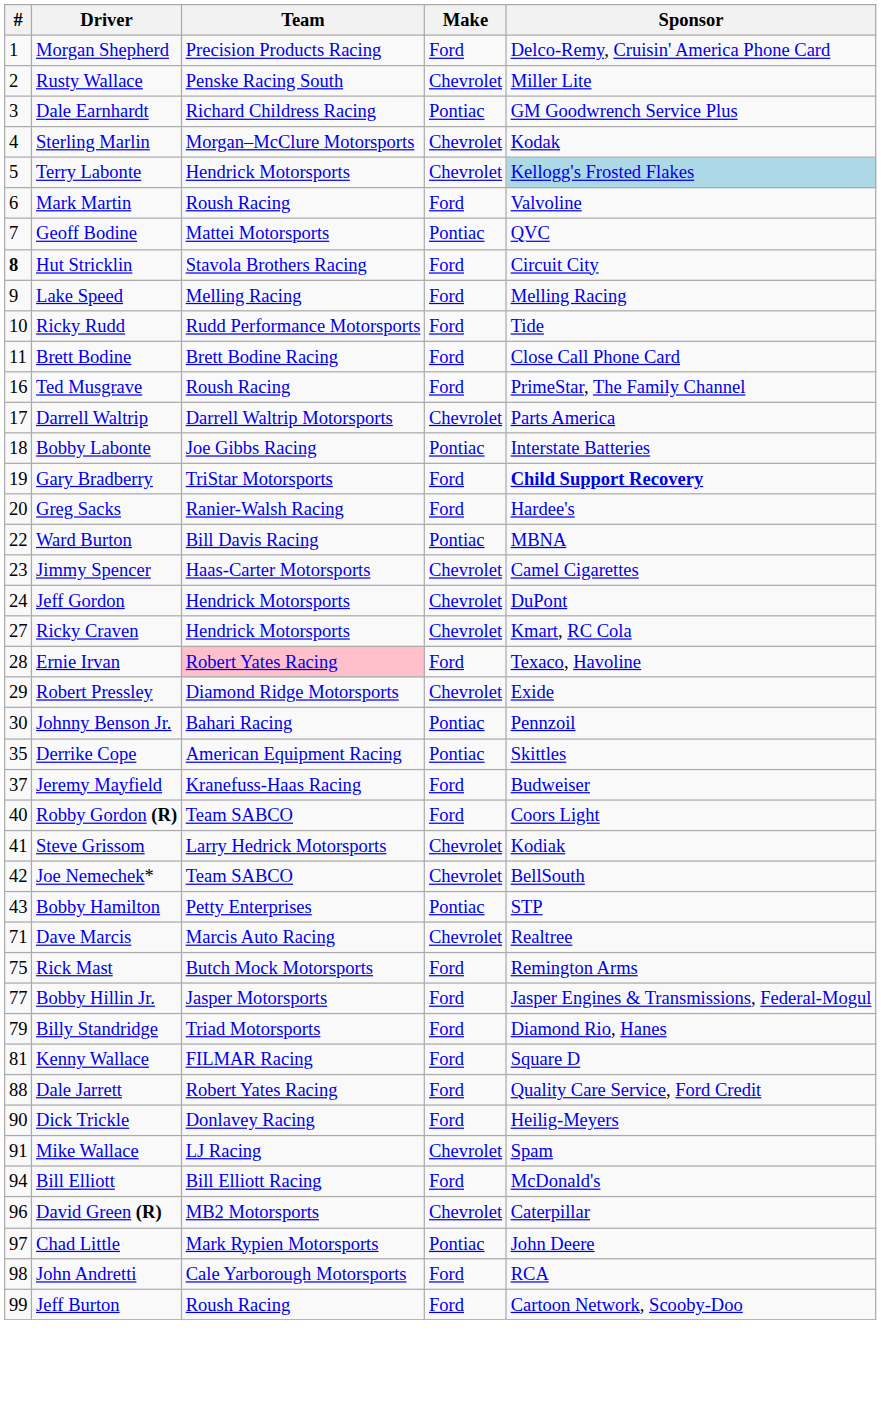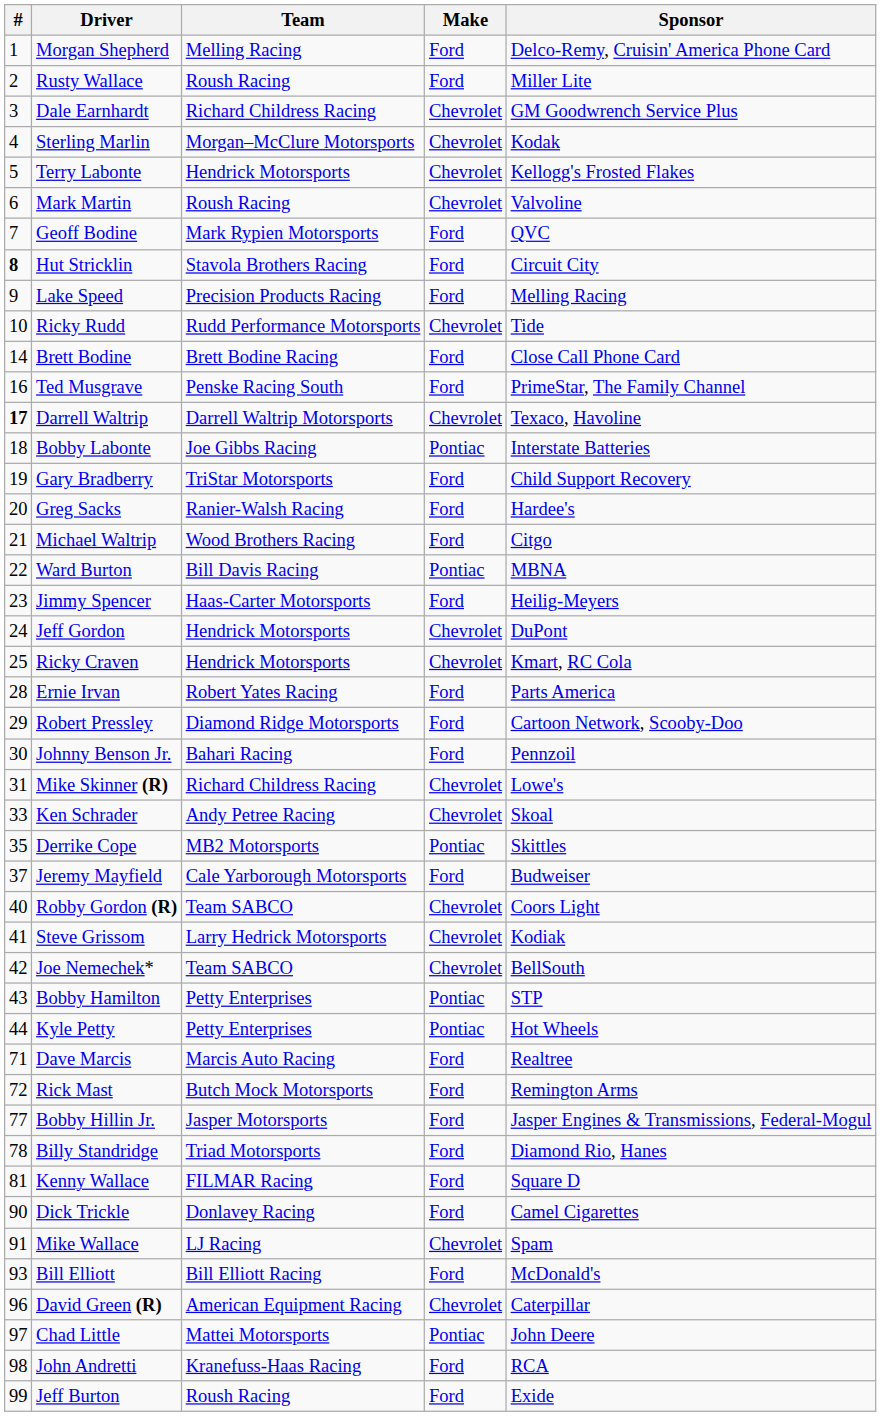(283, 50) Precision Products Racing -> (244, 50) Melling Racing
(264, 81) Penske Racing South -> (238, 81) Roush Racing
(466, 81) Chevrolet -> (446, 81) Ford
(457, 111) Pontiac -> (466, 111) Chevrolet
(602, 172) lightblue background -> (602, 172) no background
(446, 203) Ford -> (466, 203) Chevrolet
(258, 234) Mattei Motorsports -> (282, 234) Mark Rypien Motorsports
(457, 234) Pontiac -> (446, 234) Ford
(244, 295) Melling Racing -> (283, 295) Precision Products Racing
(446, 325) Ford -> (466, 325) Chevrolet
(18, 356) 11 -> (18, 356) 14
(238, 386) Roush Racing -> (264, 386) Penske Racing South
(18, 417) normal -> (18, 417) bold
(563, 417) Parts America -> (576, 417) Texaco, Havoline
(607, 478) bold -> (601, 478) normal
+ row: (96, 539)
(466, 570) Chevrolet -> (446, 600) Ford
(575, 570) Camel Cigarettes -> (565, 600) Heilig-Meyers
(18, 631) 27 -> (18, 662) 25
(262, 662) pink background -> (262, 692) no background
(576, 662) Texaco, Havoline -> (563, 692) Parts America
(466, 692) Chevrolet -> (446, 723) Ford
(532, 692) Exide -> (627, 723) Cartoon Network, Scooby-Doo
(457, 723) Pontiac -> (446, 753) Ford
+ row: (102, 784)
+ row: (87, 814)
(294, 753) American Equipment Racing -> (252, 845) MB2 Motorsports
(273, 784) Kranefuss-Haas Racing -> (296, 876) Cale Yarborough Motorsports
(446, 814) Ford -> (466, 906) Chevrolet
+ row: (75, 1028)
(466, 937) Chevrolet -> (446, 1059) Ford
(18, 967) 75 -> (18, 1090) 72
(18, 1028) 79 -> (18, 1151) 78
- row: (79, 1090)
(565, 1120) Heilig-Meyers -> (575, 1212) Camel Cigarettes
(18, 1181) 94 -> (18, 1273) 93
(252, 1212) MB2 Motorsports -> (294, 1304) American Equipment Racing
(282, 1243) Mark Rypien Motorsports -> (258, 1334) Mattei Motorsports
(296, 1273) Cale Yarborough Motorsports -> (273, 1365) Kranefuss-Haas Racing
(627, 1304) Cartoon Network, Scooby-Doo -> (532, 1395) Exide
